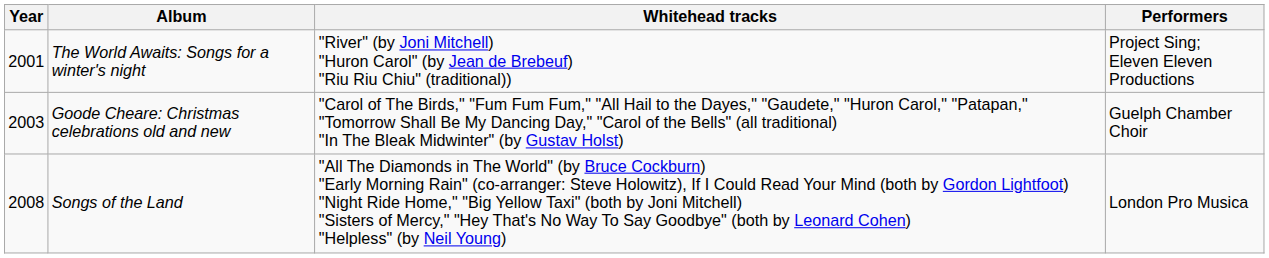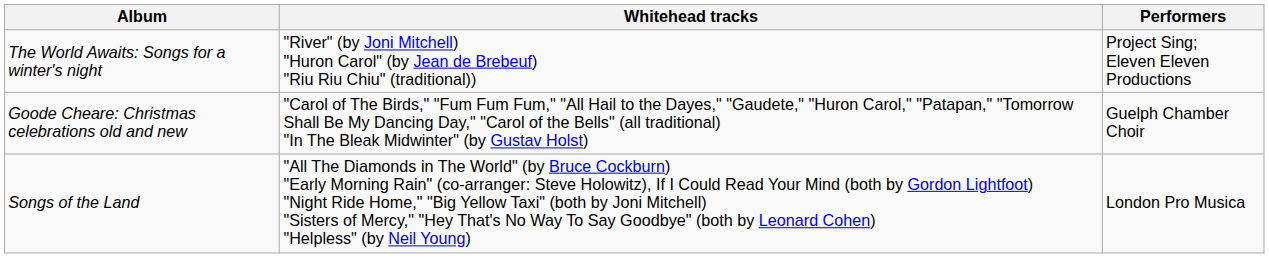- column: (26, 17)
